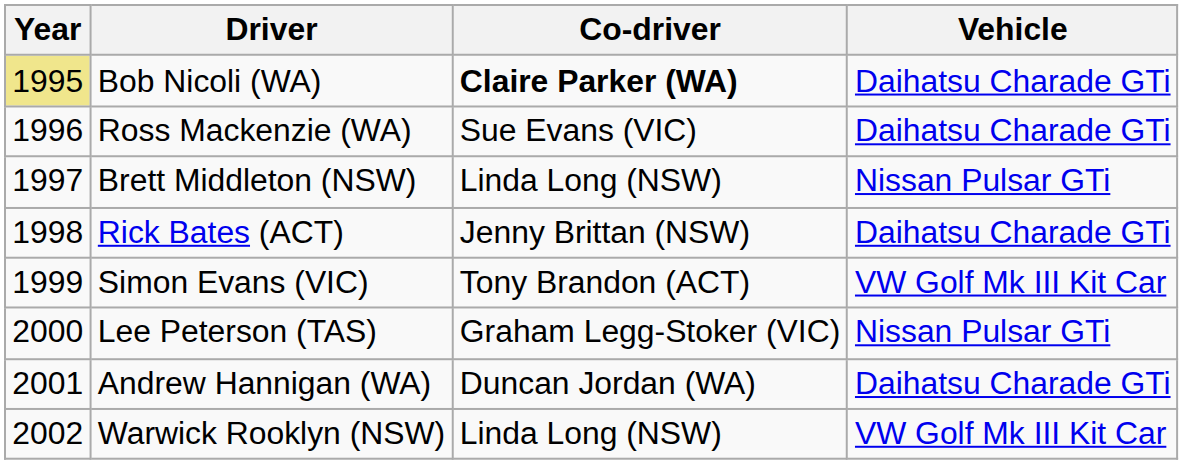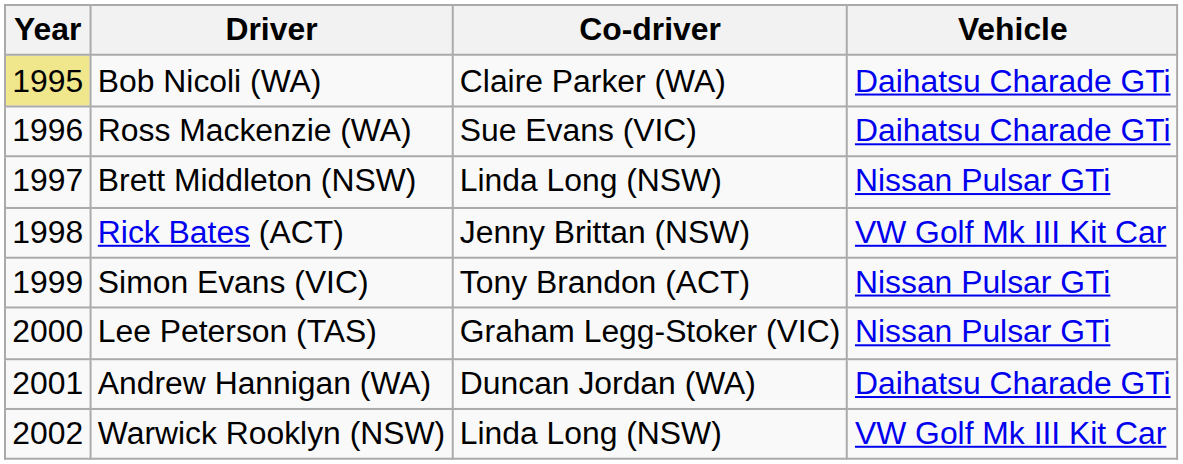(599, 80) bold -> (593, 80) normal
(1013, 231) Daihatsu Charade GTi -> (1011, 231) VW Golf Mk III Kit Car
(1011, 282) VW Golf Mk III Kit Car -> (983, 282) Nissan Pulsar GTi
